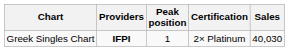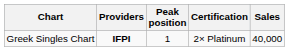(267, 38) 40,030 -> (267, 38) 40,000
